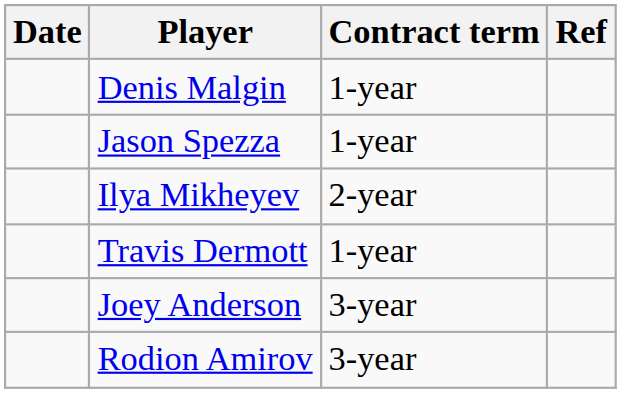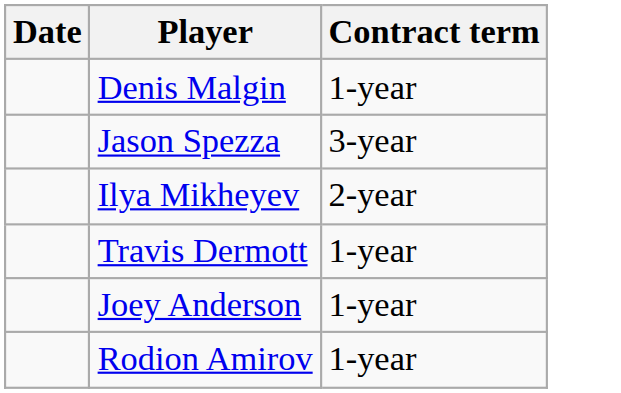- column: (581, 31)
(372, 140) 1-year -> (372, 140) 3-year
(372, 304) 3-year -> (372, 304) 1-year
(372, 359) 3-year -> (372, 359) 1-year
